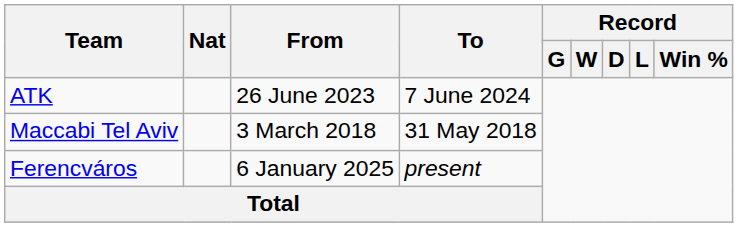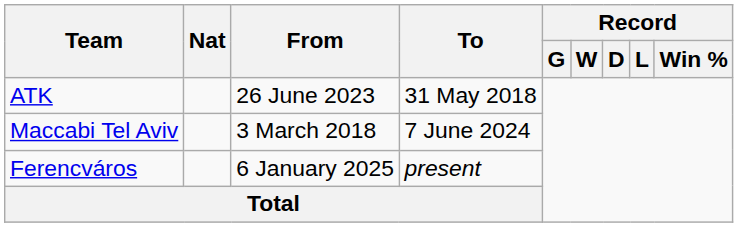(468, 95) 7 June 2024 -> (471, 95) 31 May 2018
(471, 131) 31 May 2018 -> (468, 131) 7 June 2024
